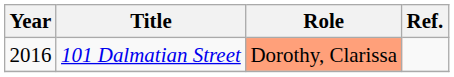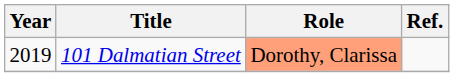(30, 54) 2016 -> (30, 54) 2019
